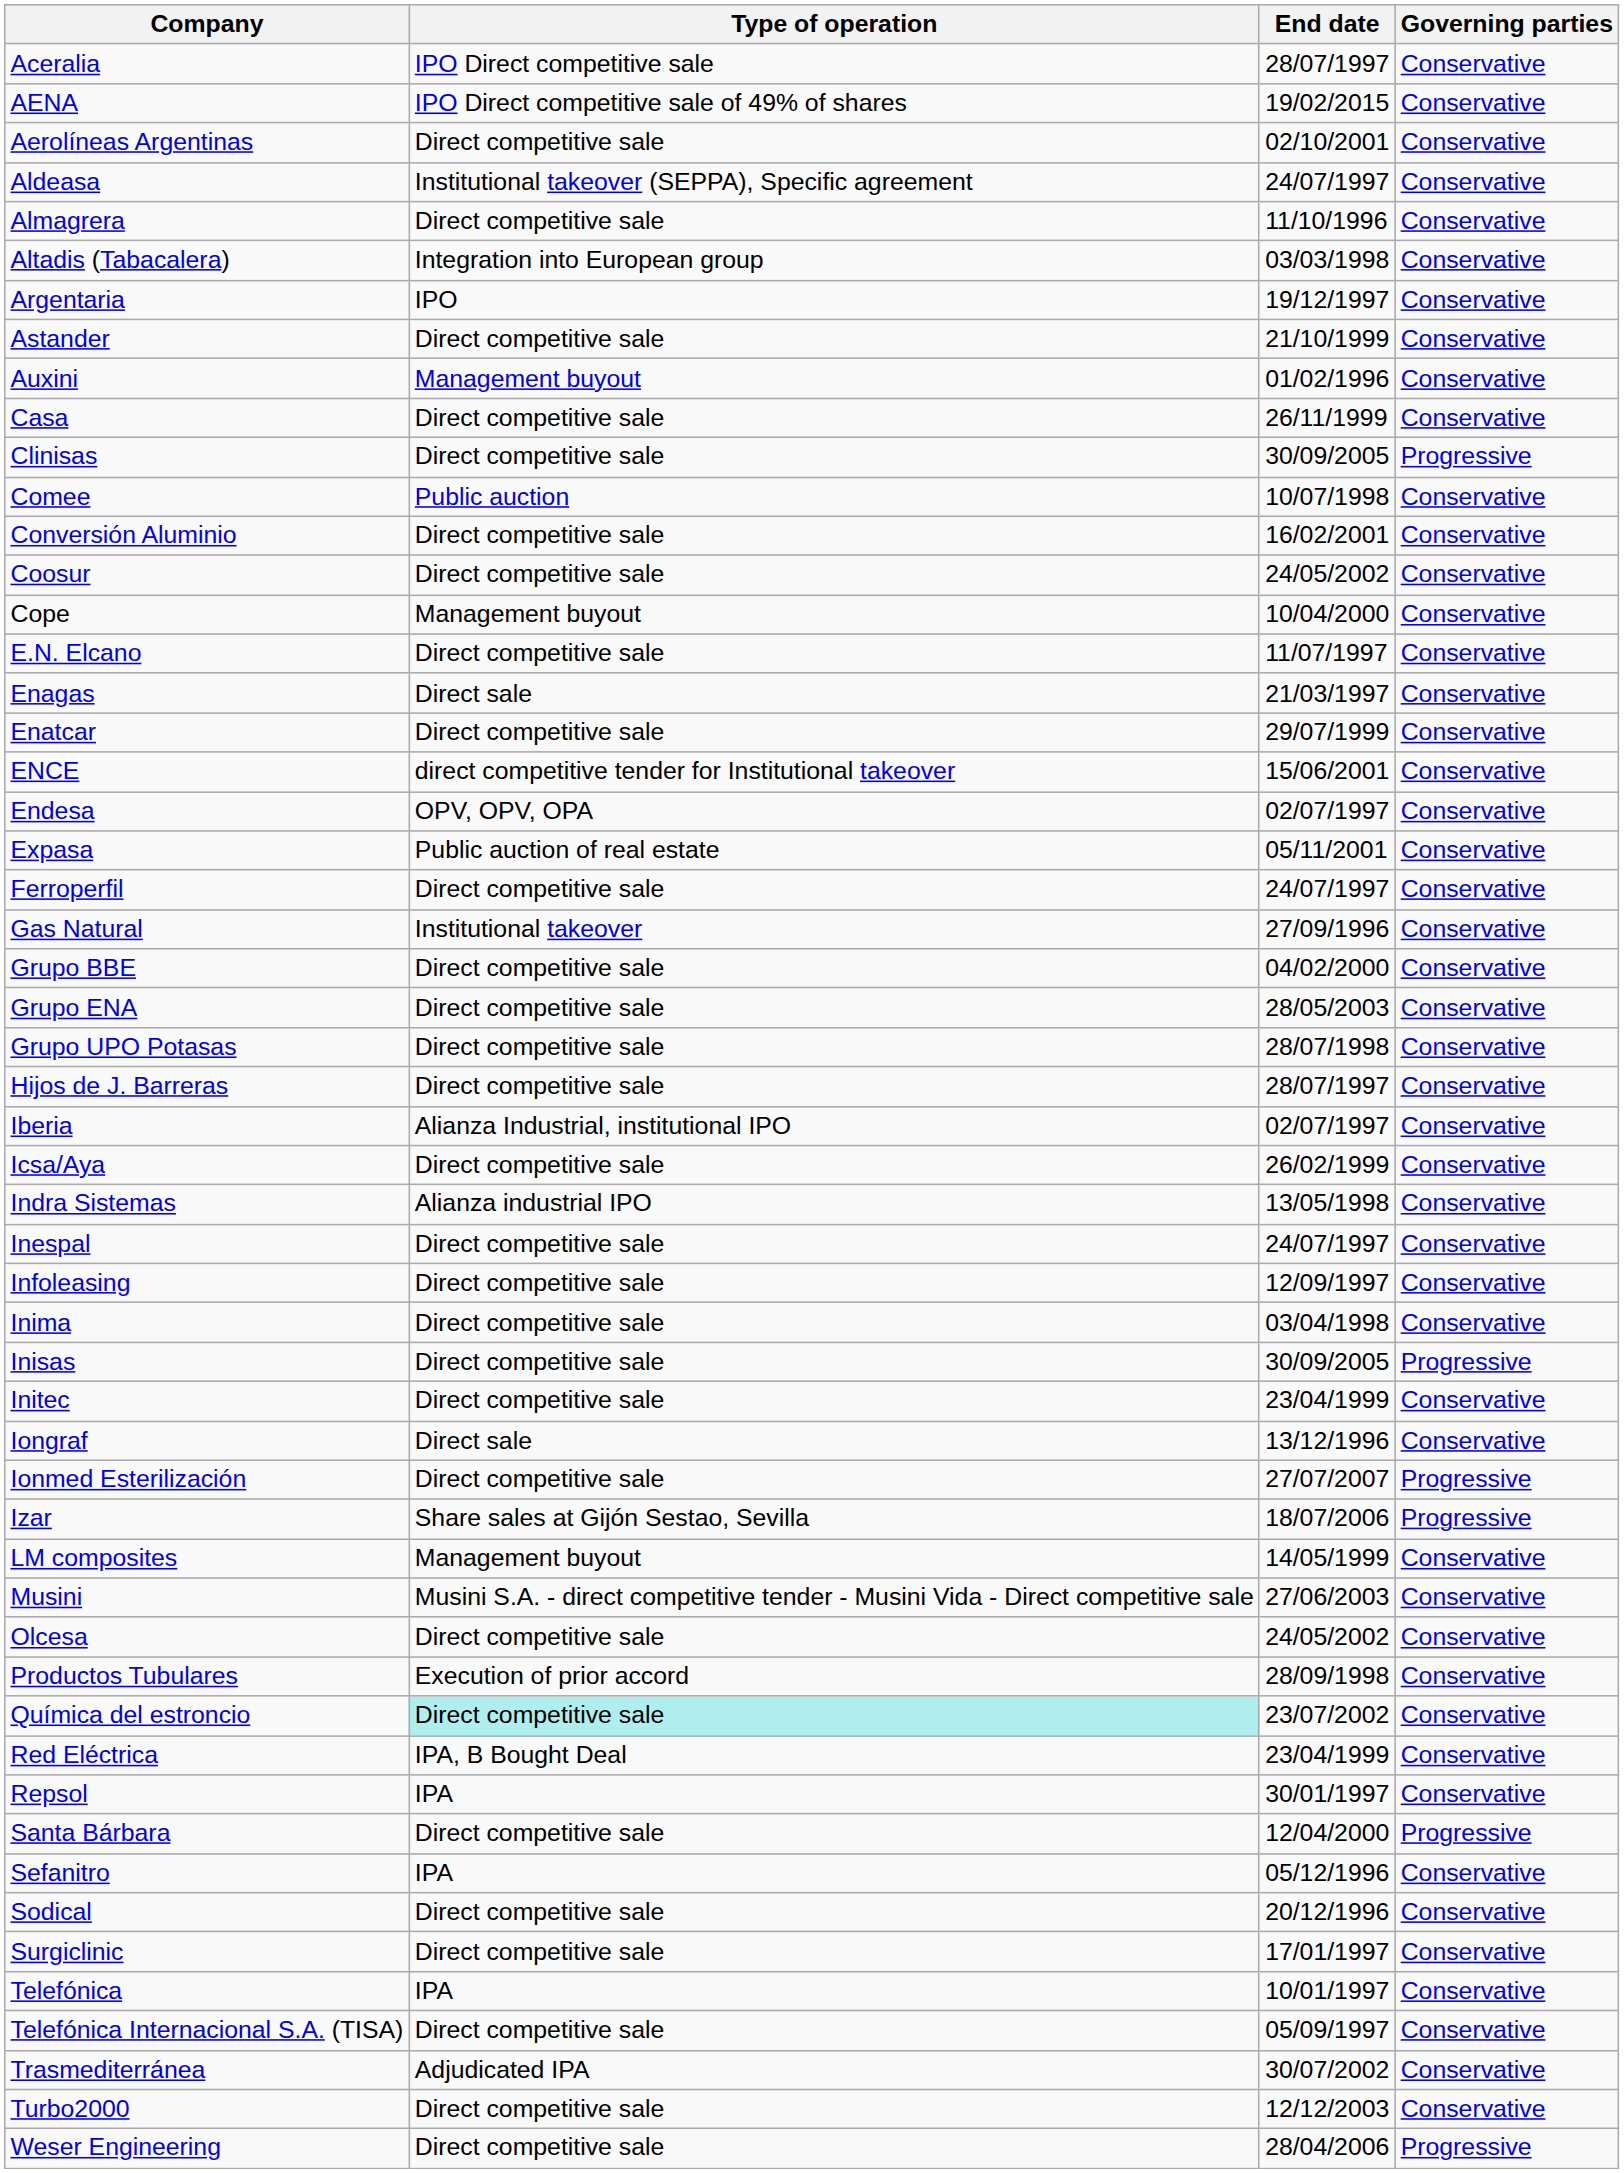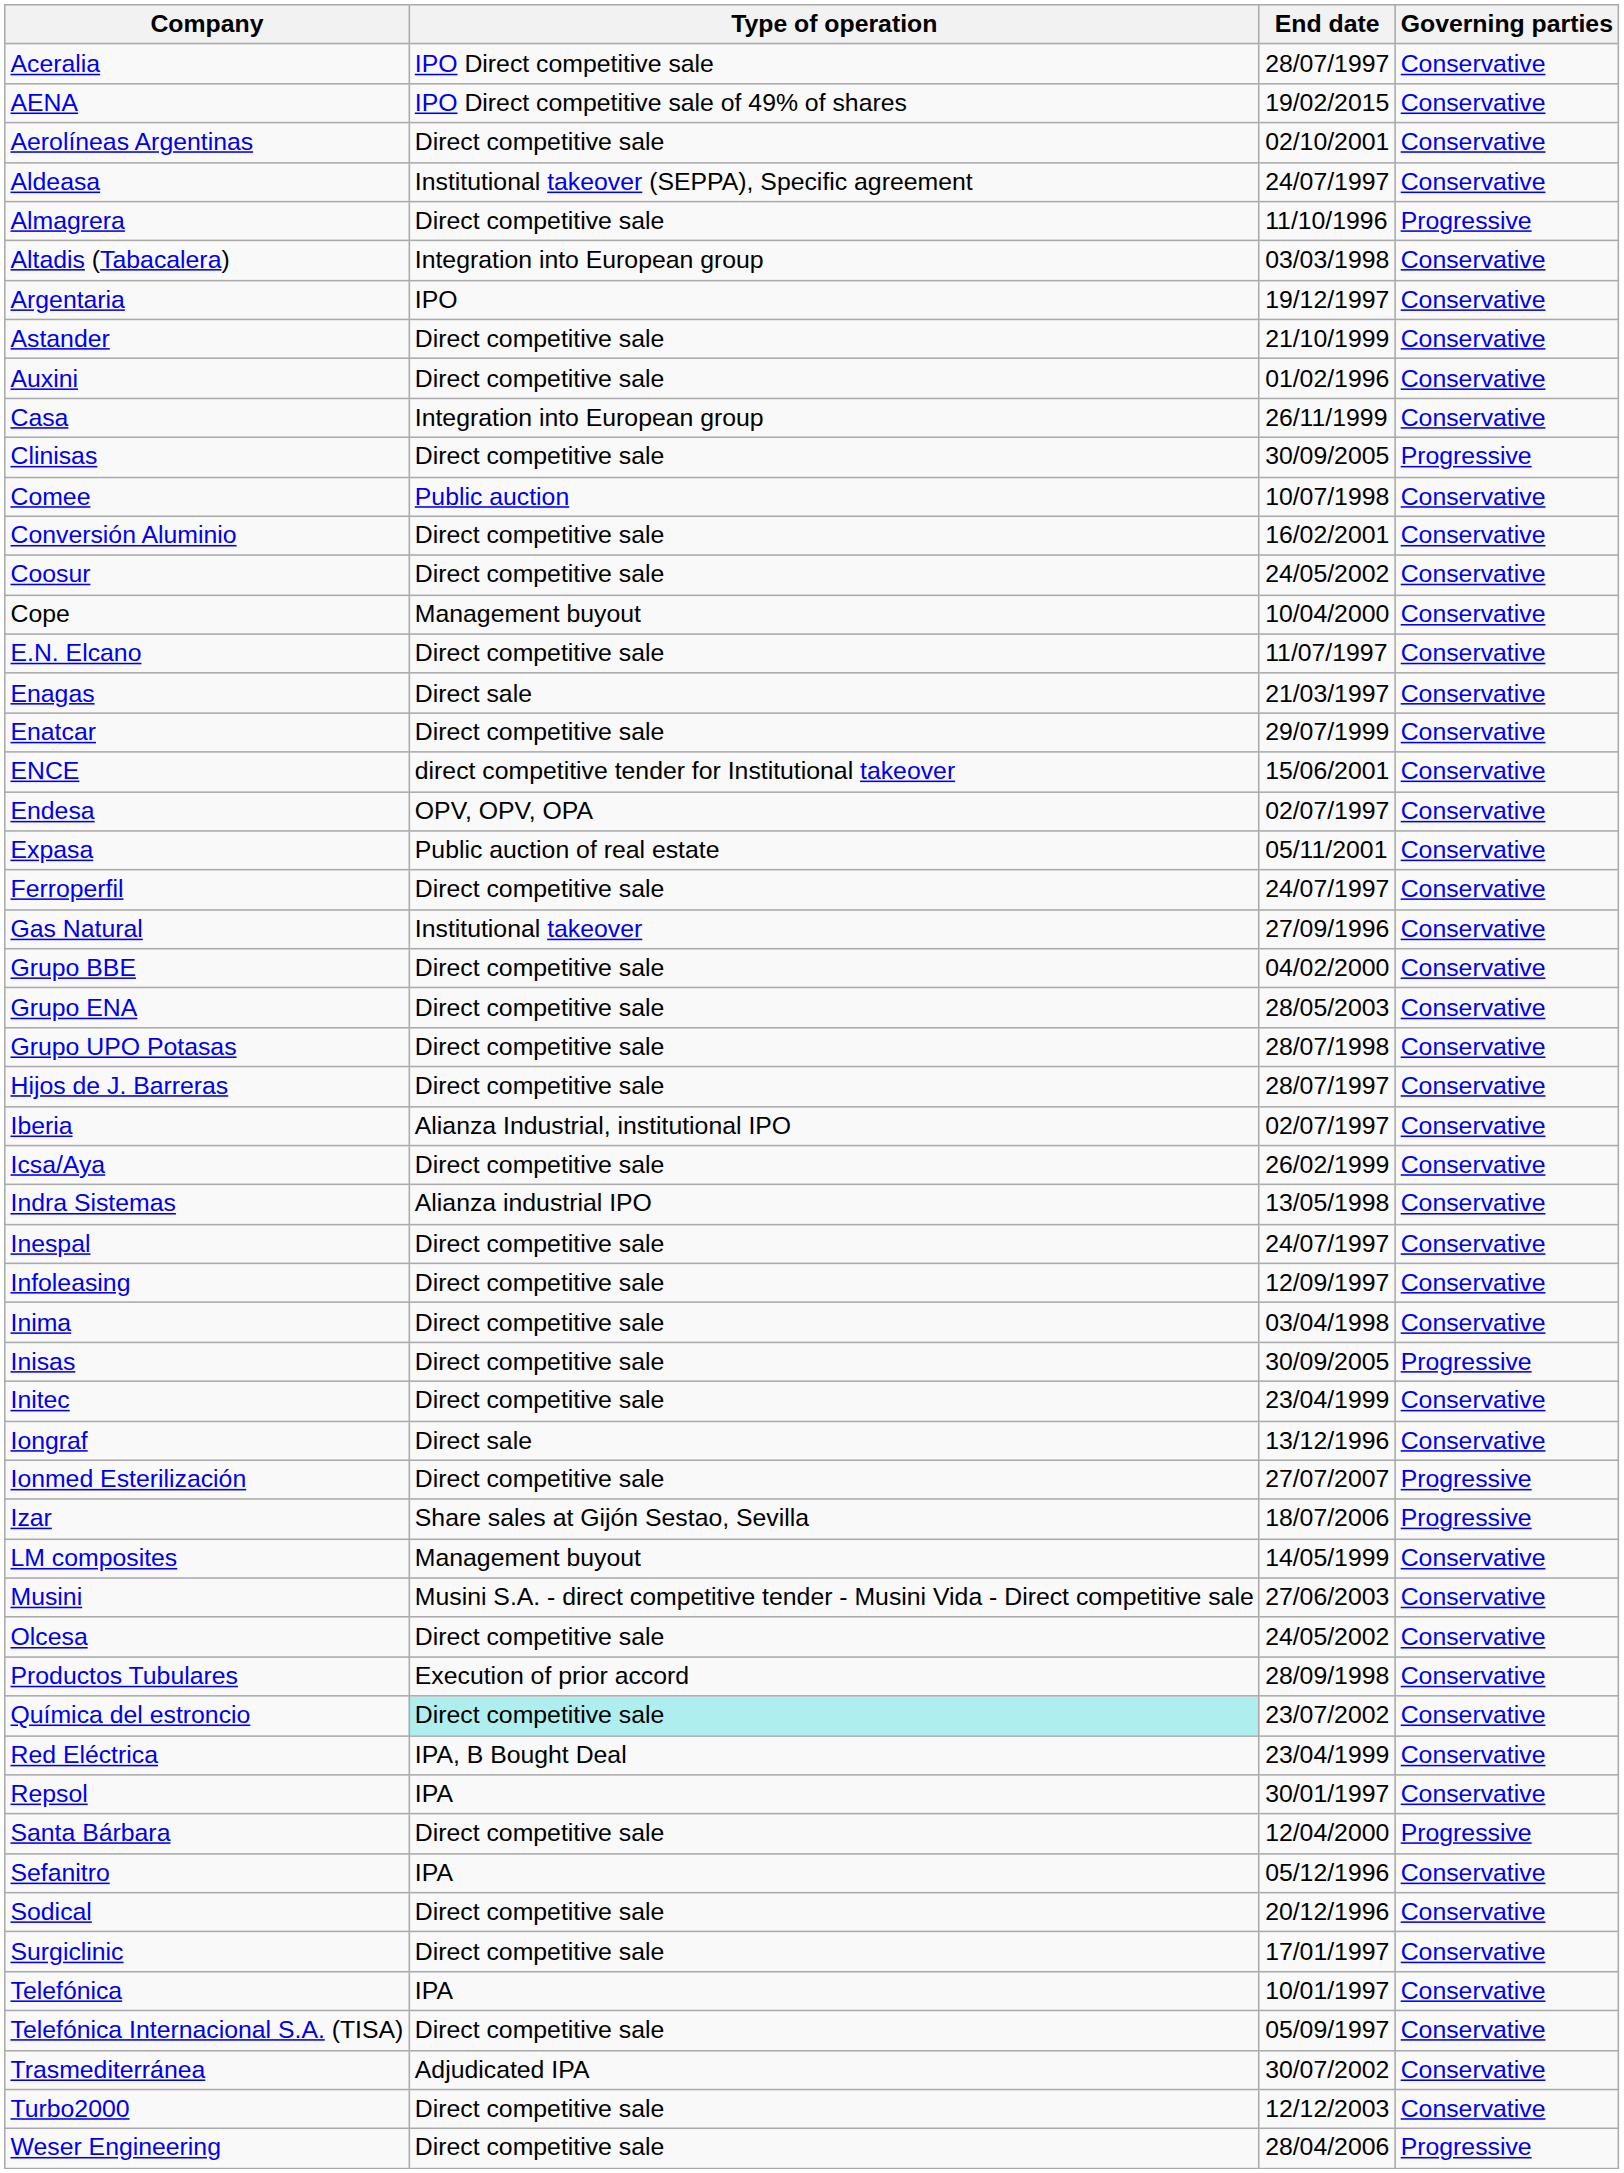(1473, 220) Conservative -> (1466, 220) Progressive
(528, 378) Management buyout -> (540, 378) Direct competitive sale
(540, 417) Direct competitive sale -> (589, 417) Integration into European group
